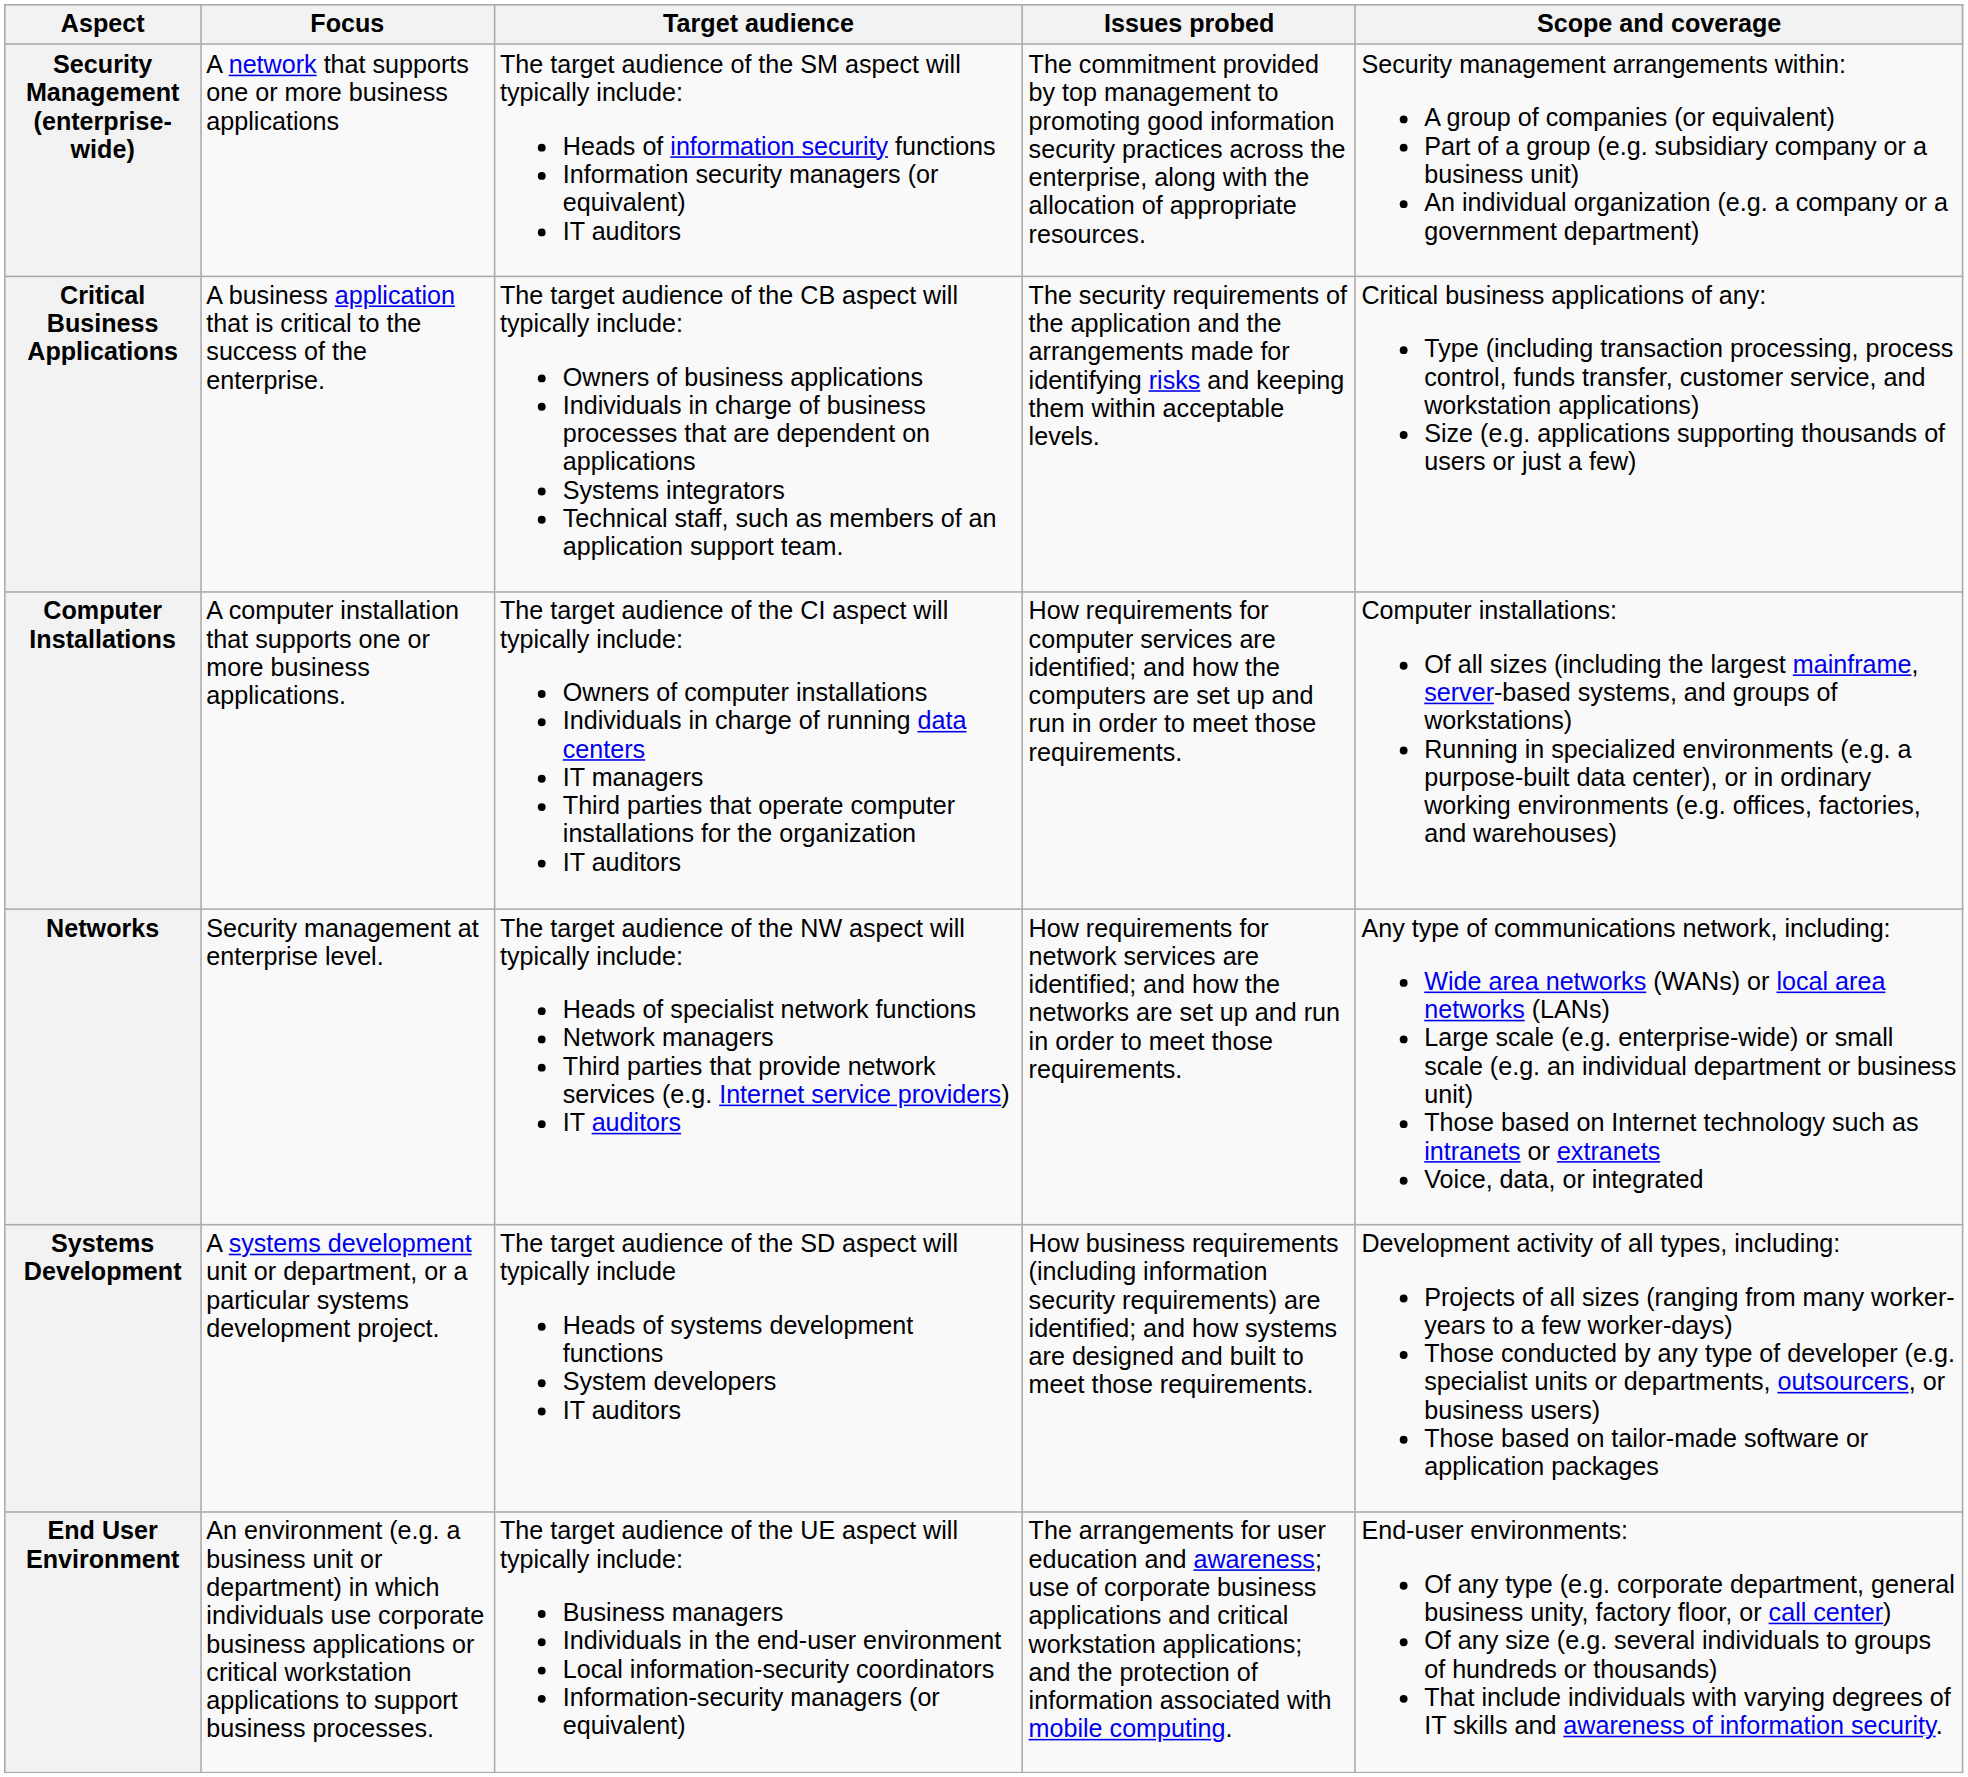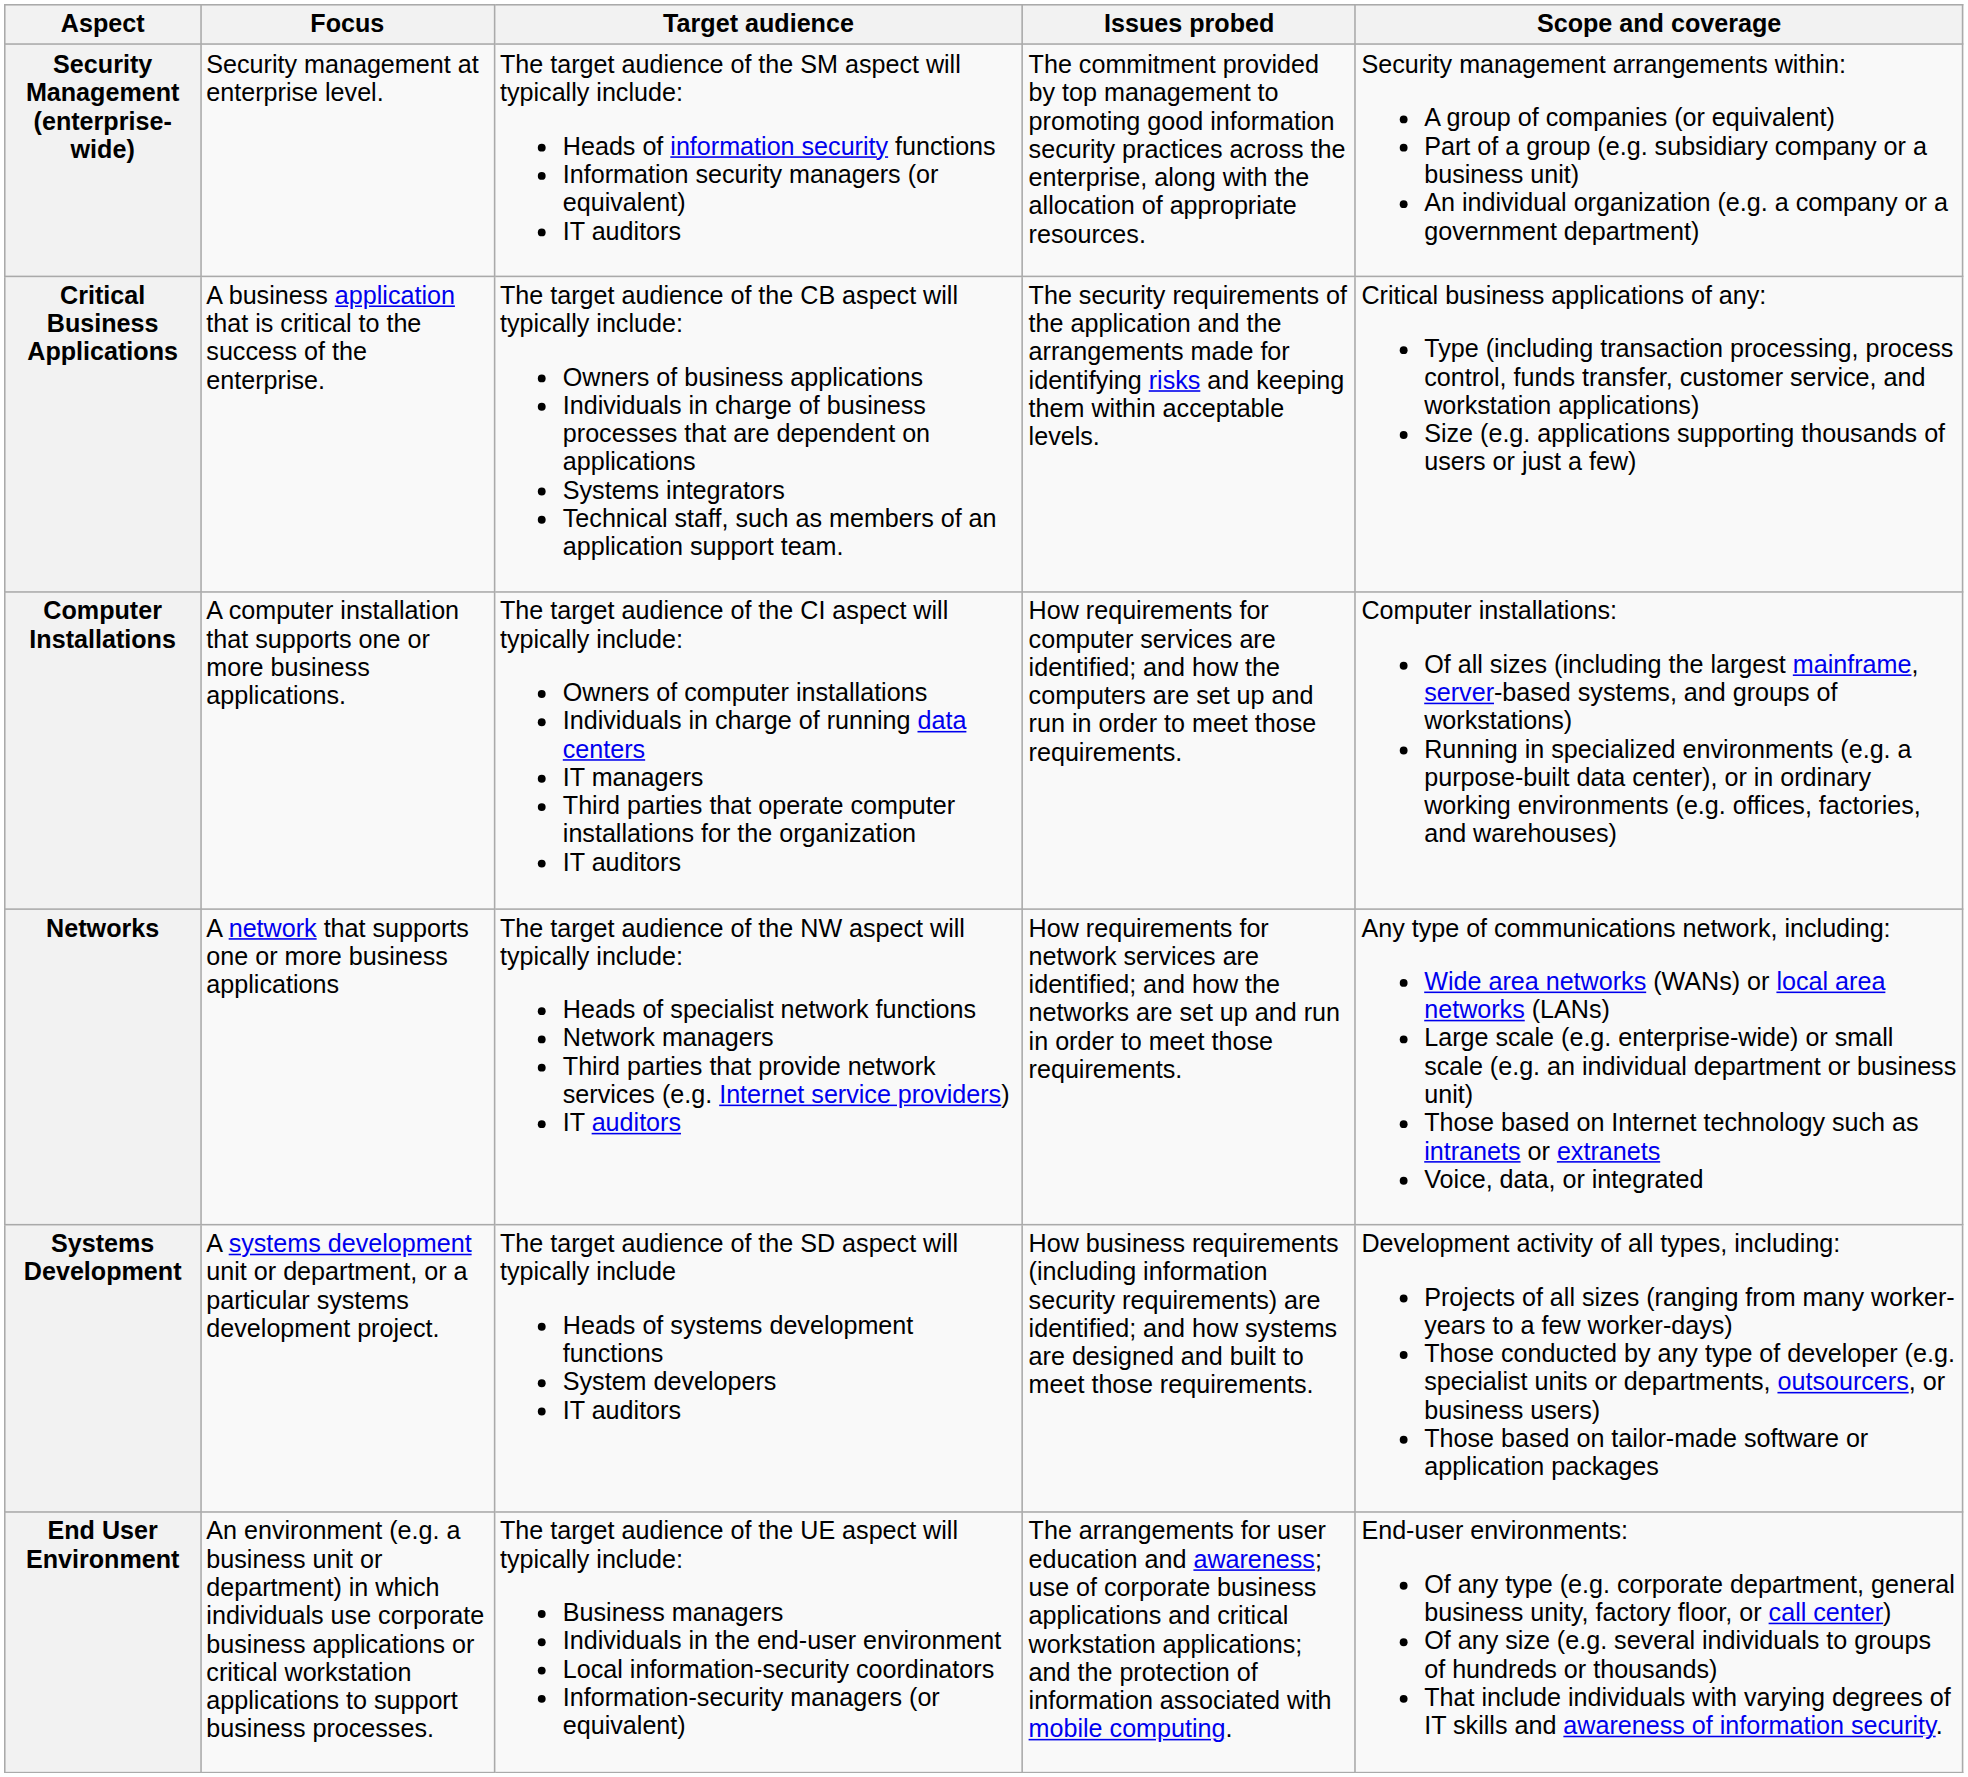(338, 92) A network that supports one or more business applications -> (342, 78) Security management at enterprise level.
(342, 942) Security management at enterprise level. -> (338, 956) A network that supports one or more business applications
